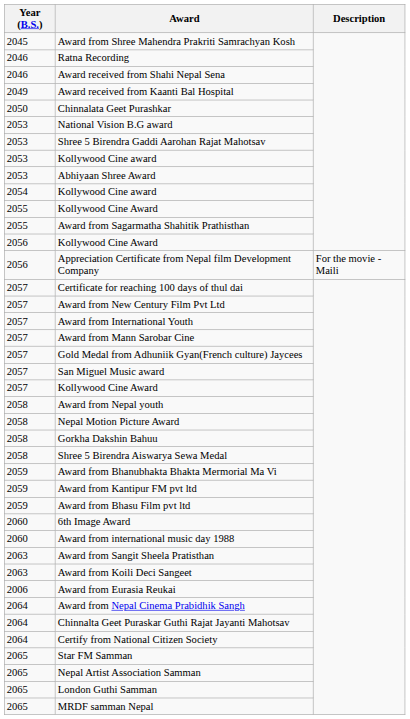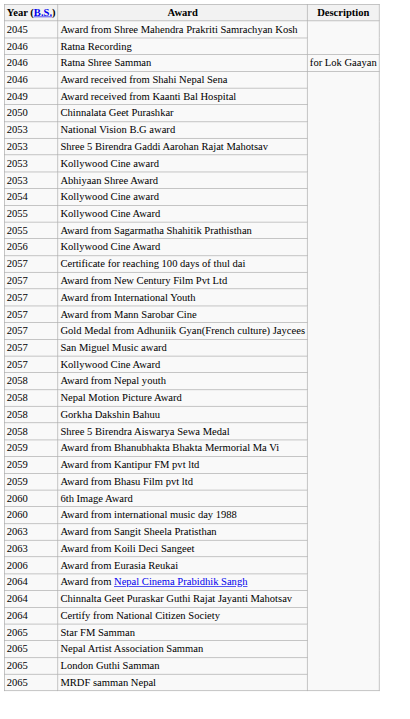+ row: (17, 63)
- row: (17, 265)
